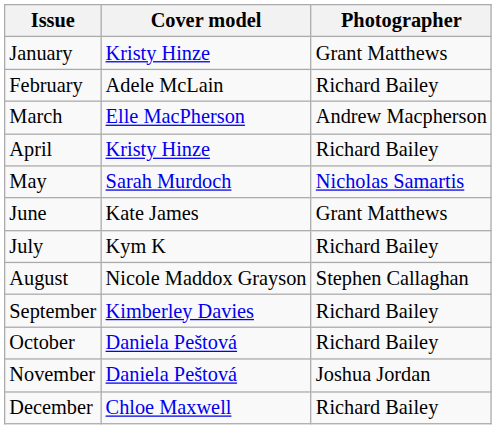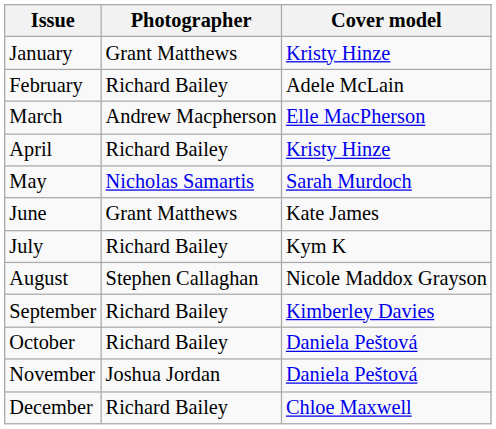columns swapped: (206, 20) <-> (401, 20)
